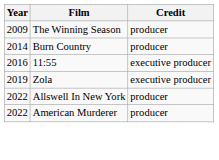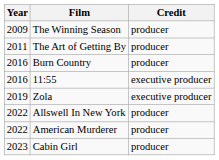+ row: (79, 46)
(17, 46) 2014 -> (17, 63) 2016
+ row: (55, 146)
